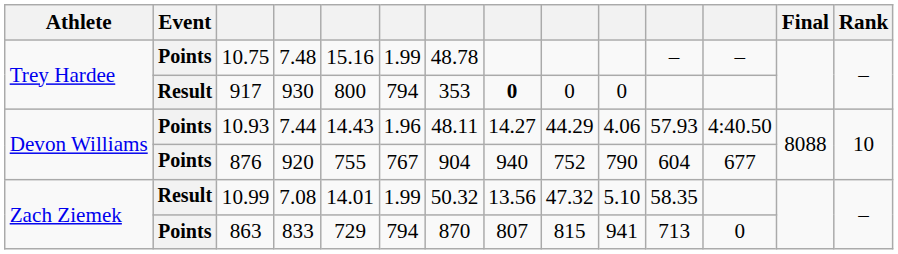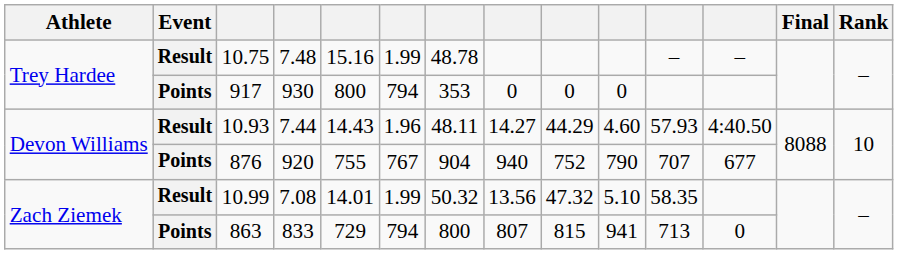(185, 57) Points -> (185, 57) Result
(185, 92) Result -> (185, 92) Points
(512, 92) bold -> (512, 92) normal
(185, 127) Points -> (185, 127) Result
(622, 127) 4.06 -> (622, 127) 4.60
(674, 161) 604 -> (674, 161) 707
(455, 231) 870 -> (455, 231) 800
